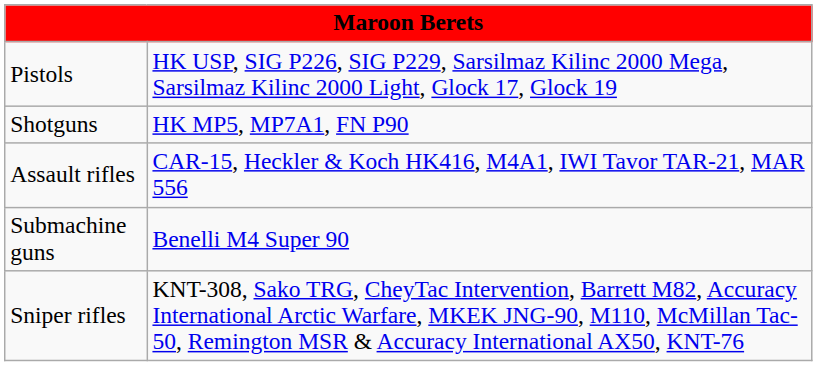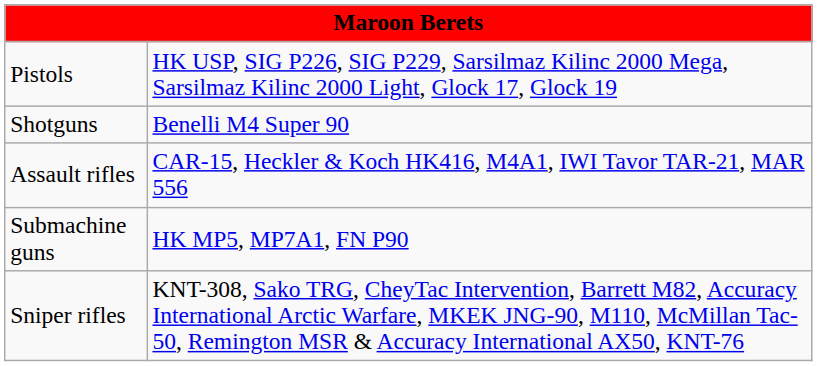(281, 124) HK MP5, MP7A1, FN P90 -> (251, 124) Benelli M4 Super 90
(251, 238) Benelli M4 Super 90 -> (281, 238) HK MP5, MP7A1, FN P90
